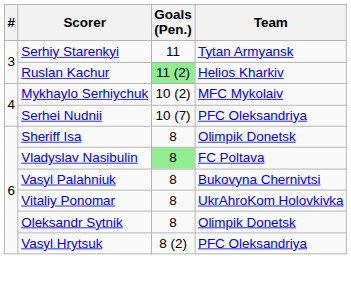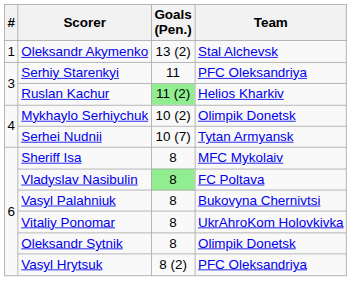+ row: (85, 51)
(246, 51) Tytan Armyansk -> (252, 72) PFC Oleksandriya
(240, 94) MFC Mykolaiv -> (247, 115) Olimpik Donetsk
(252, 115) PFC Oleksandriya -> (246, 136) Tytan Armyansk
(247, 136) Olimpik Donetsk -> (240, 158) MFC Mykolaiv
